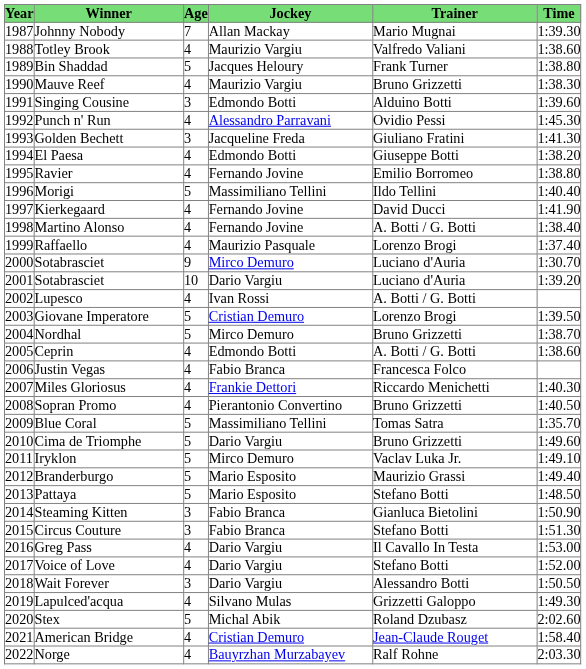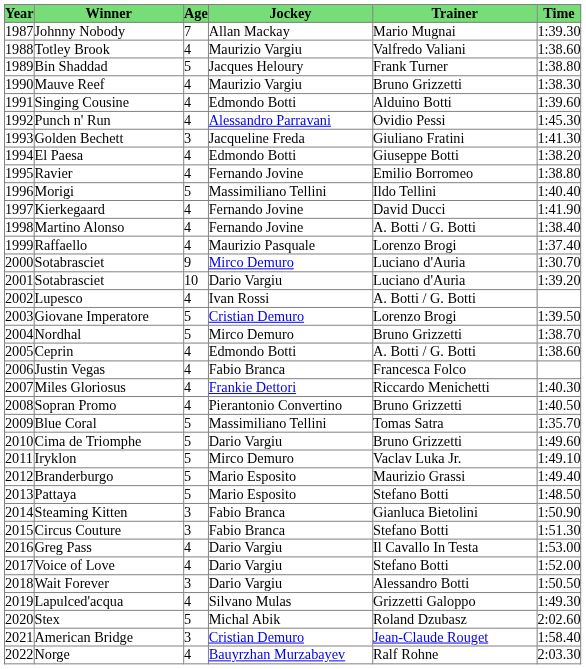(188, 102) 3 -> (188, 102) 4
(188, 637) 4 -> (188, 637) 3
